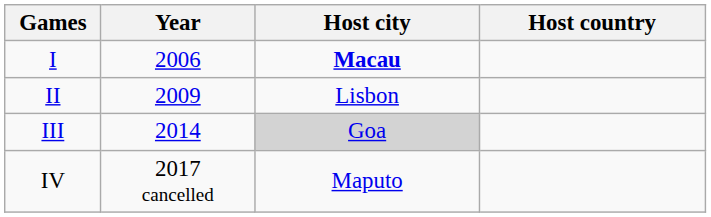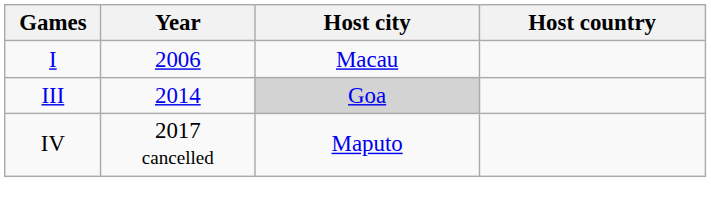(367, 58) bold -> (367, 58) normal
- row: (53, 95)
